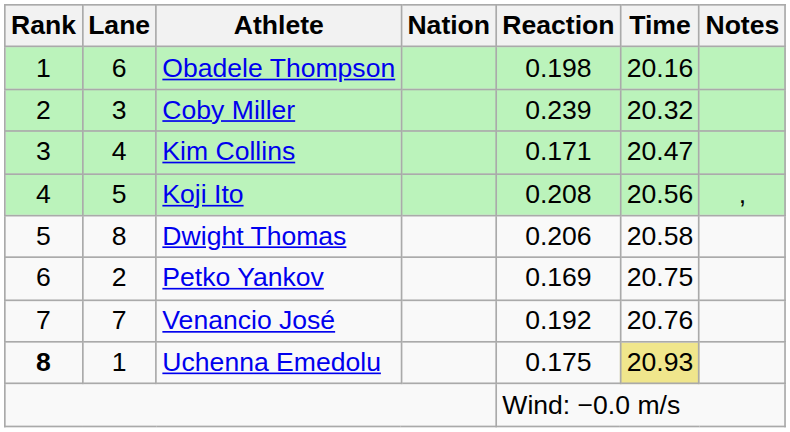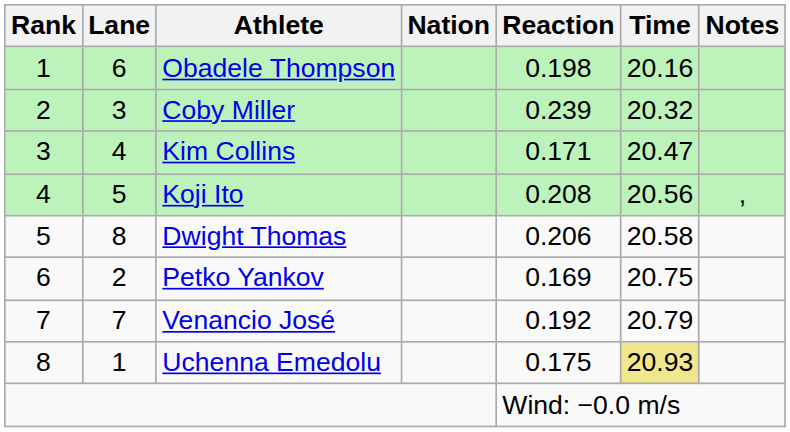(660, 320) 20.76 -> (660, 320) 20.79
(43, 362) bold -> (43, 362) normal
